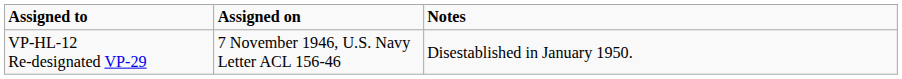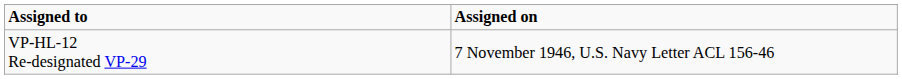- column: (446, 17)
